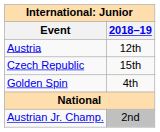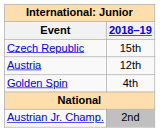rows swapped: (24, 48) <-> (46, 65)
